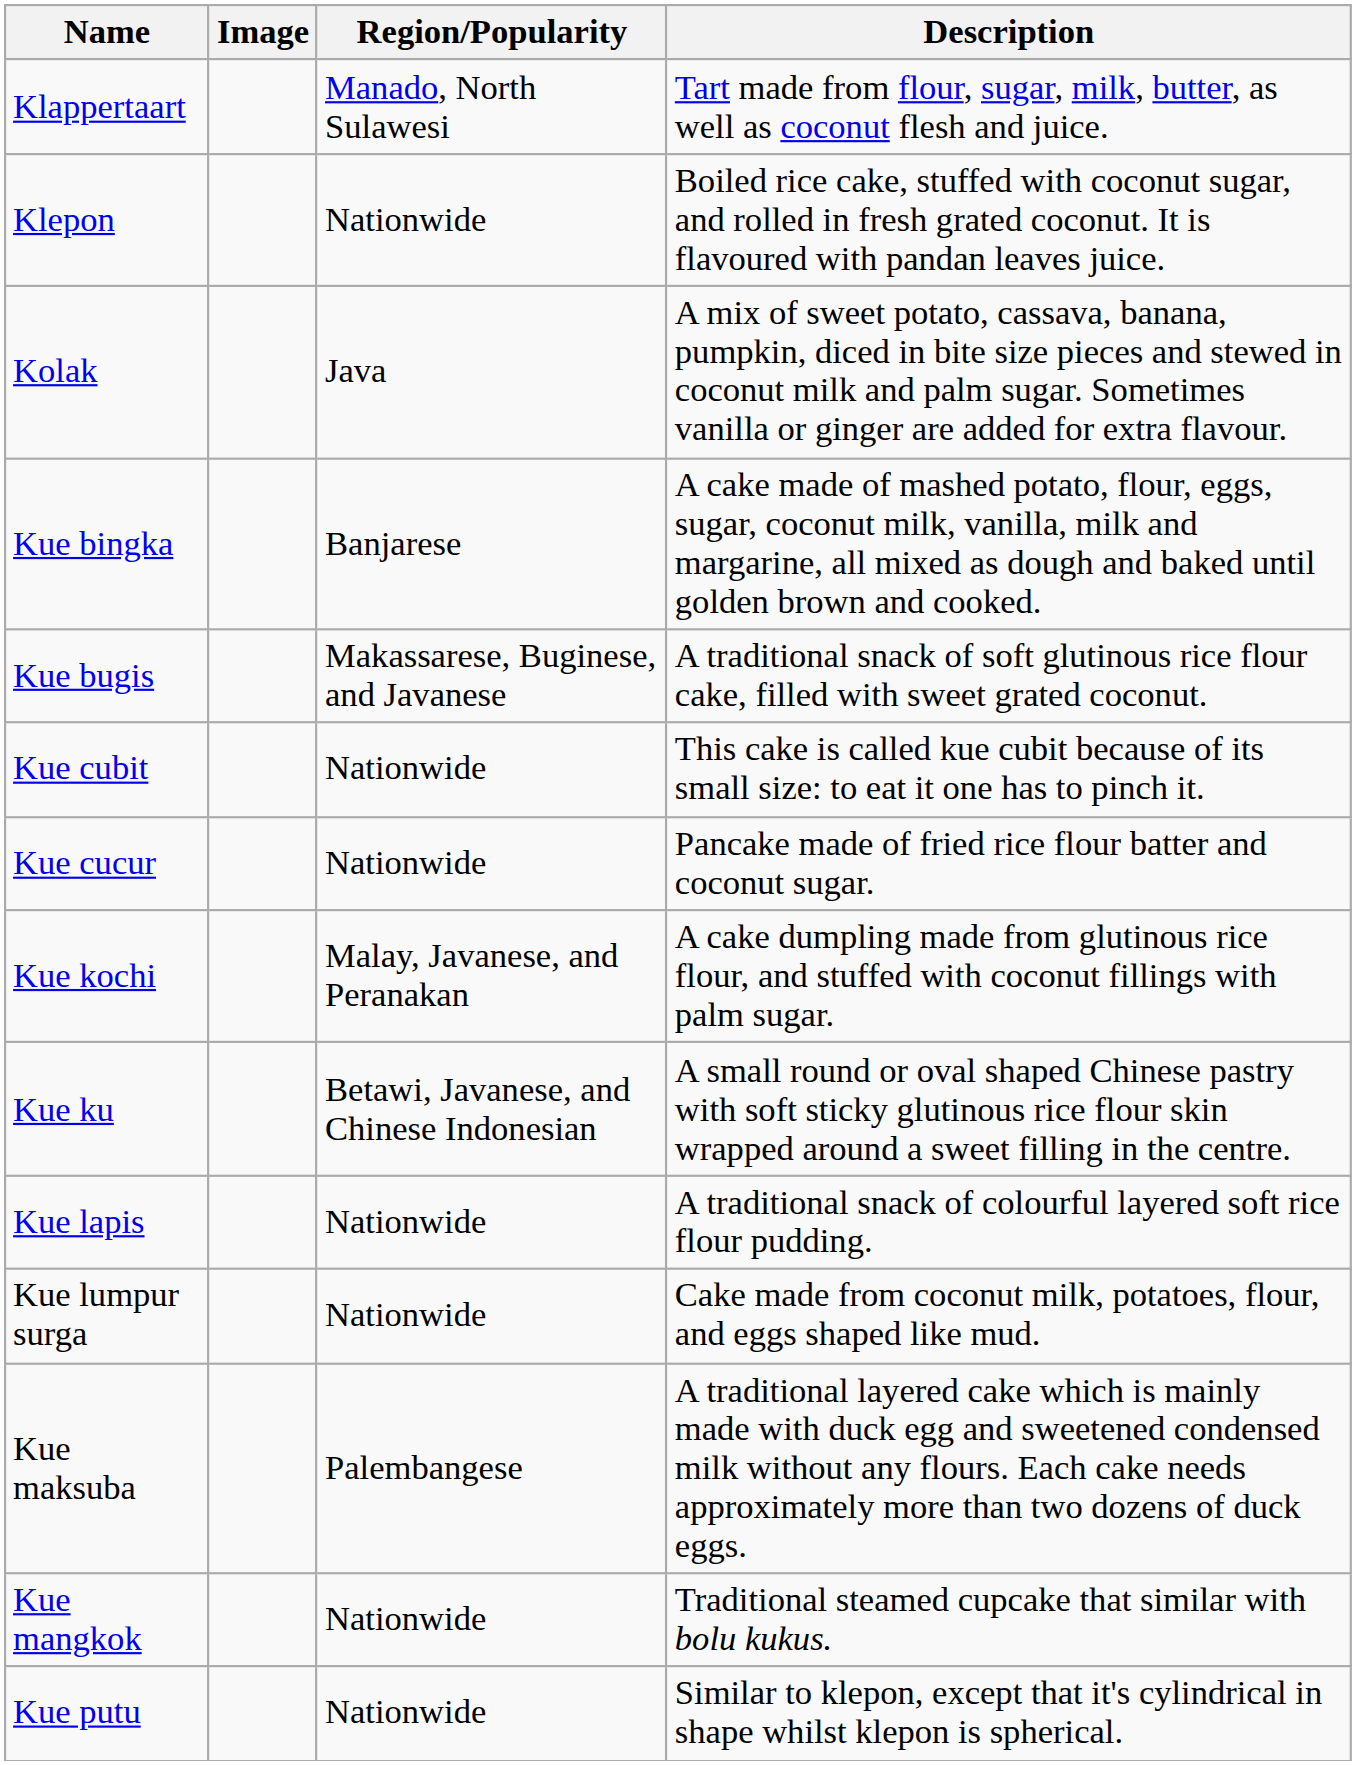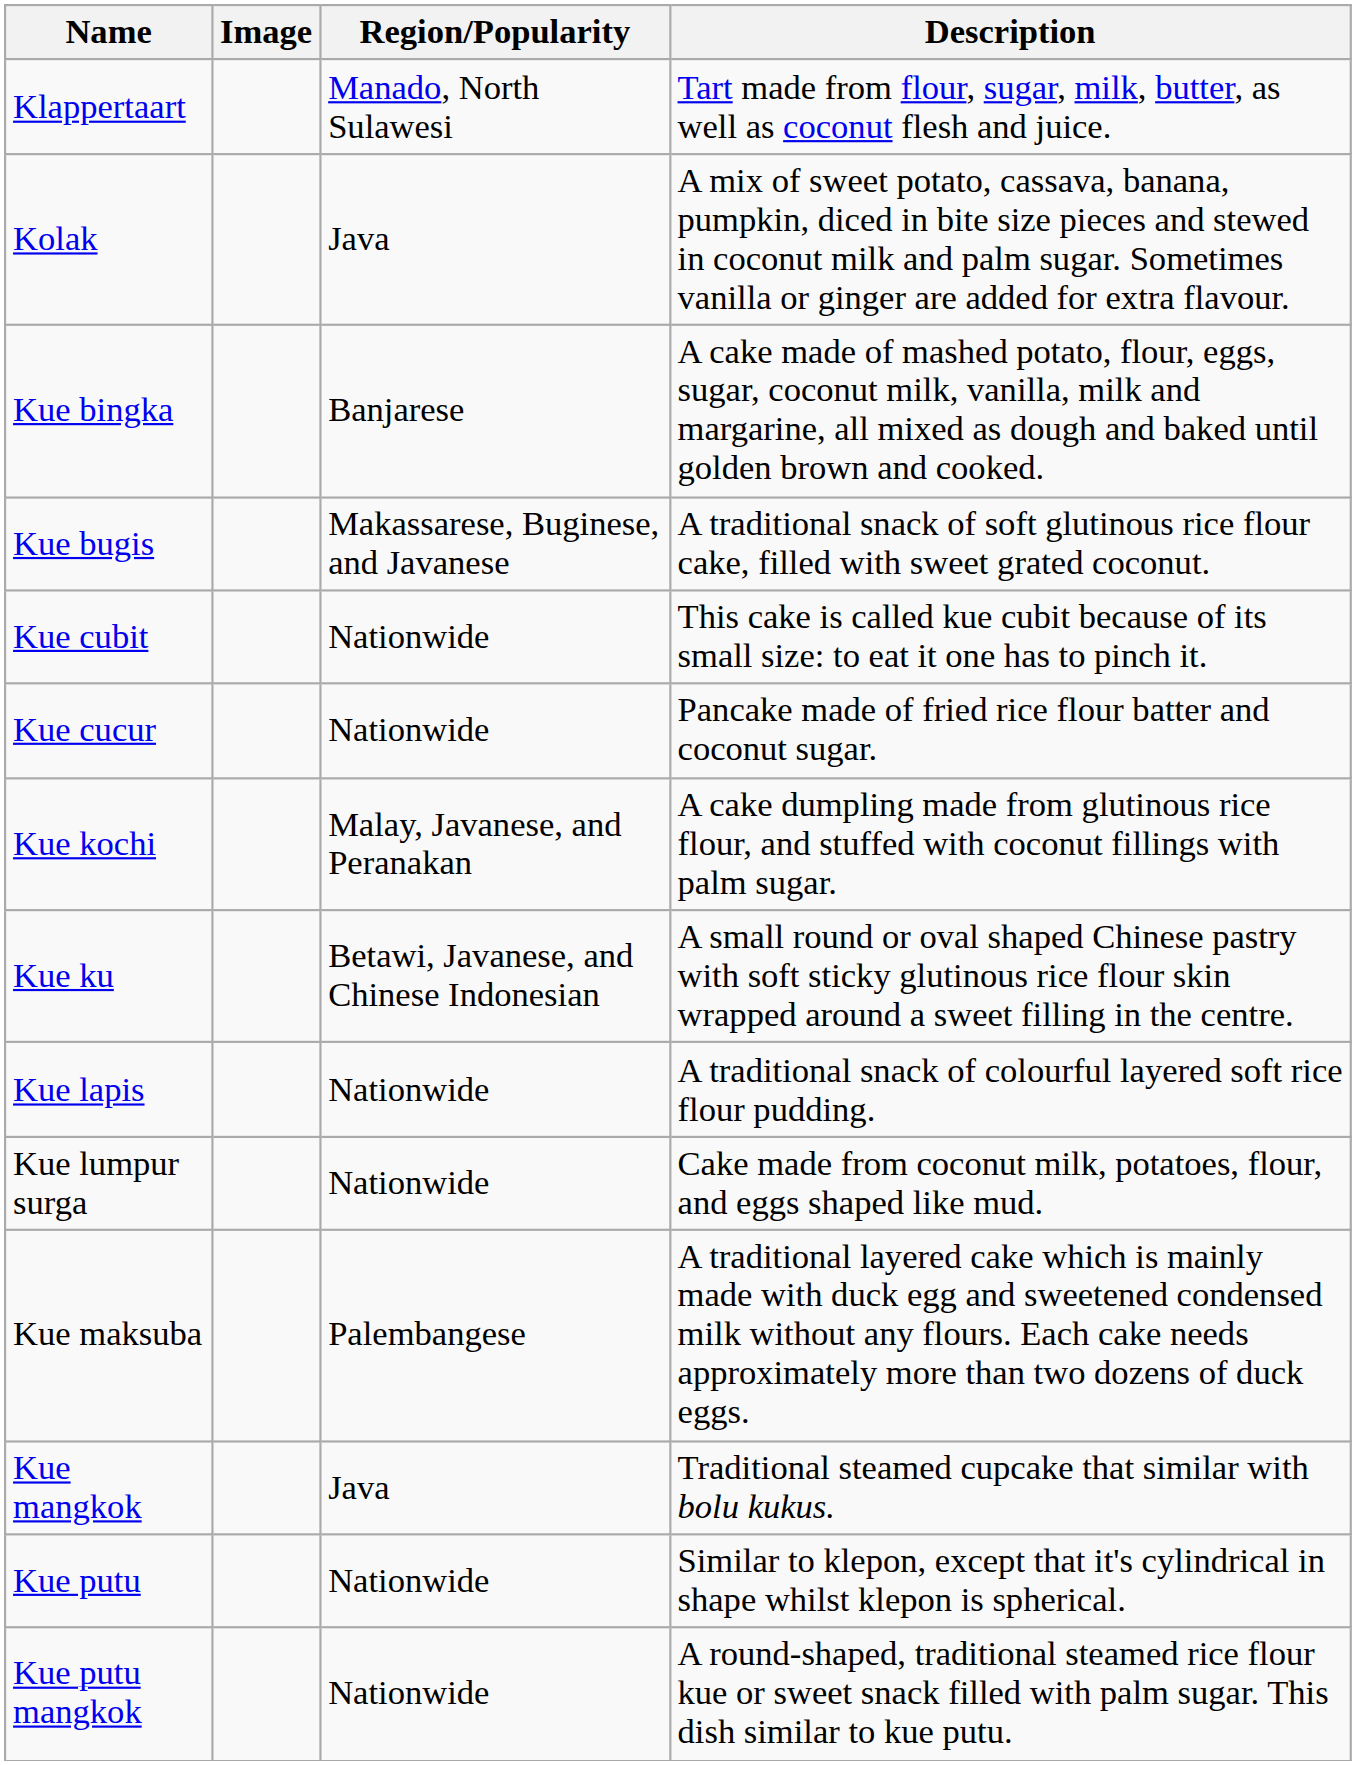- row: (64, 219)
(406, 1619) Nationwide -> (359, 1486) Java
+ row: (77, 1693)
